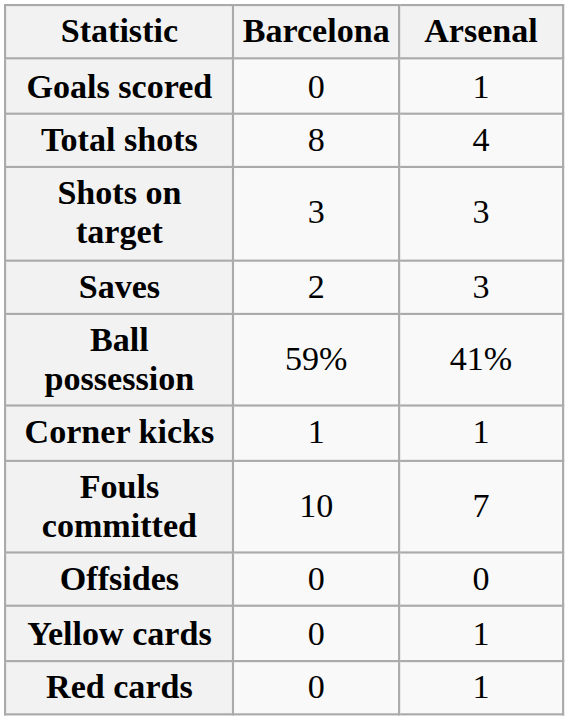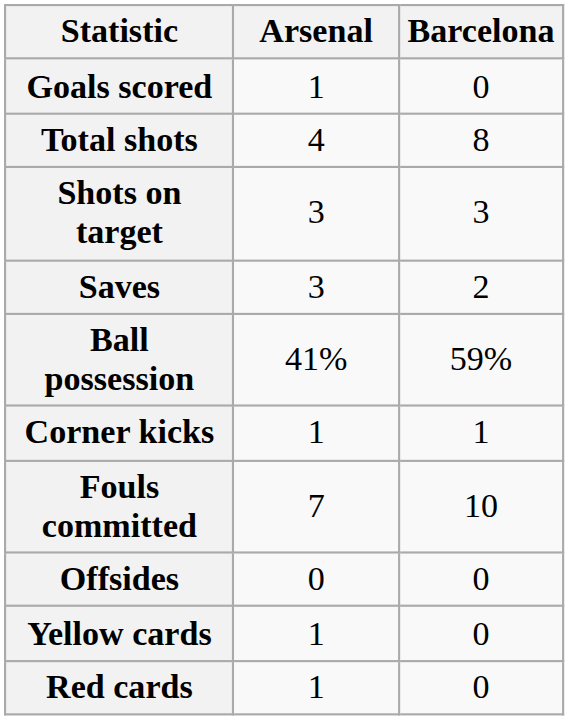columns swapped: (316, 31) <-> (481, 31)
